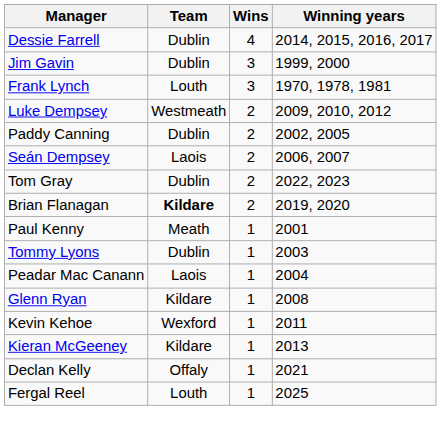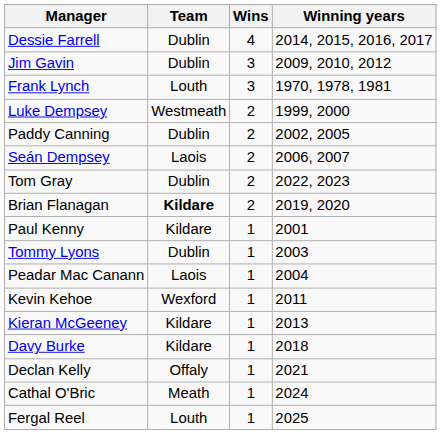(313, 63) 1999, 2000 -> (333, 63) 2009, 2010, 2012
(333, 110) 2009, 2010, 2012 -> (313, 110) 1999, 2000
(189, 228) Meath -> (189, 228) Kildare
- row: (47, 299)
+ row: (46, 346)
+ row: (51, 393)
